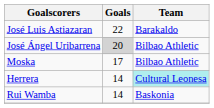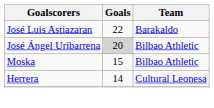(118, 62) 17 -> (118, 62) 15
(171, 78) paleturquoise background -> (171, 78) no background
- row: (31, 95)
